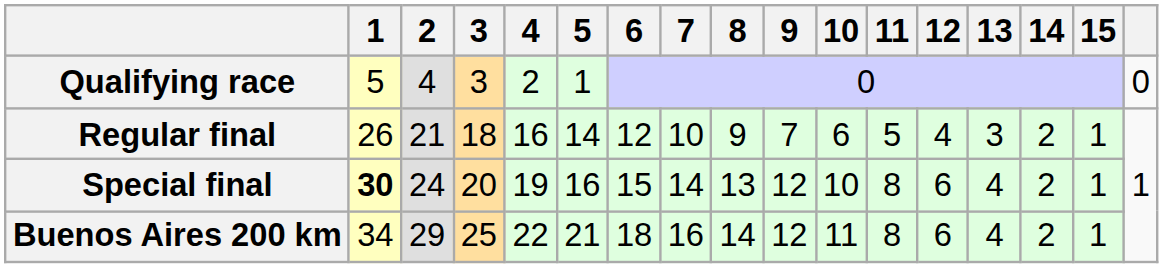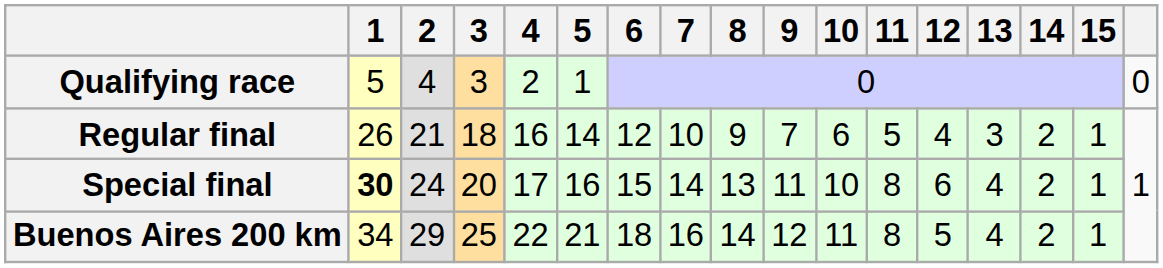(531, 185) 19 -> (531, 185) 17
(789, 185) 12 -> (789, 185) 11
(943, 236) 6 -> (943, 236) 5
